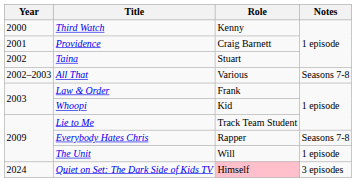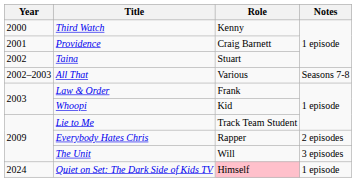(326, 138) Seasons 7-8 -> (323, 138) 2 episodes
(321, 153) 1 episode -> (323, 153) 3 episodes
(323, 169) 3 episodes -> (321, 169) 1 episode
